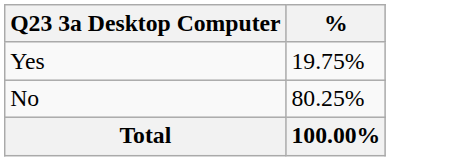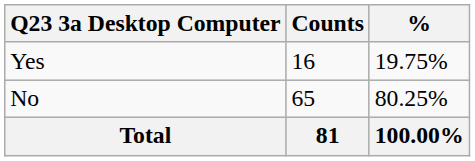+ column: (328, 23)
